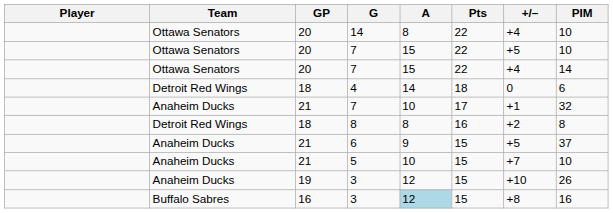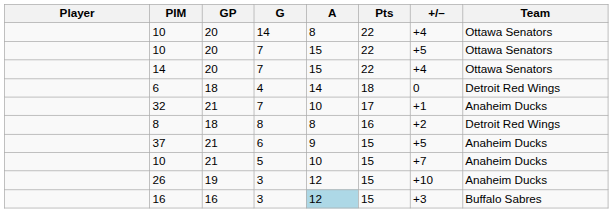columns swapped: (223, 13) <-> (582, 13)
(513, 198) +8 -> (420, 198) +3
